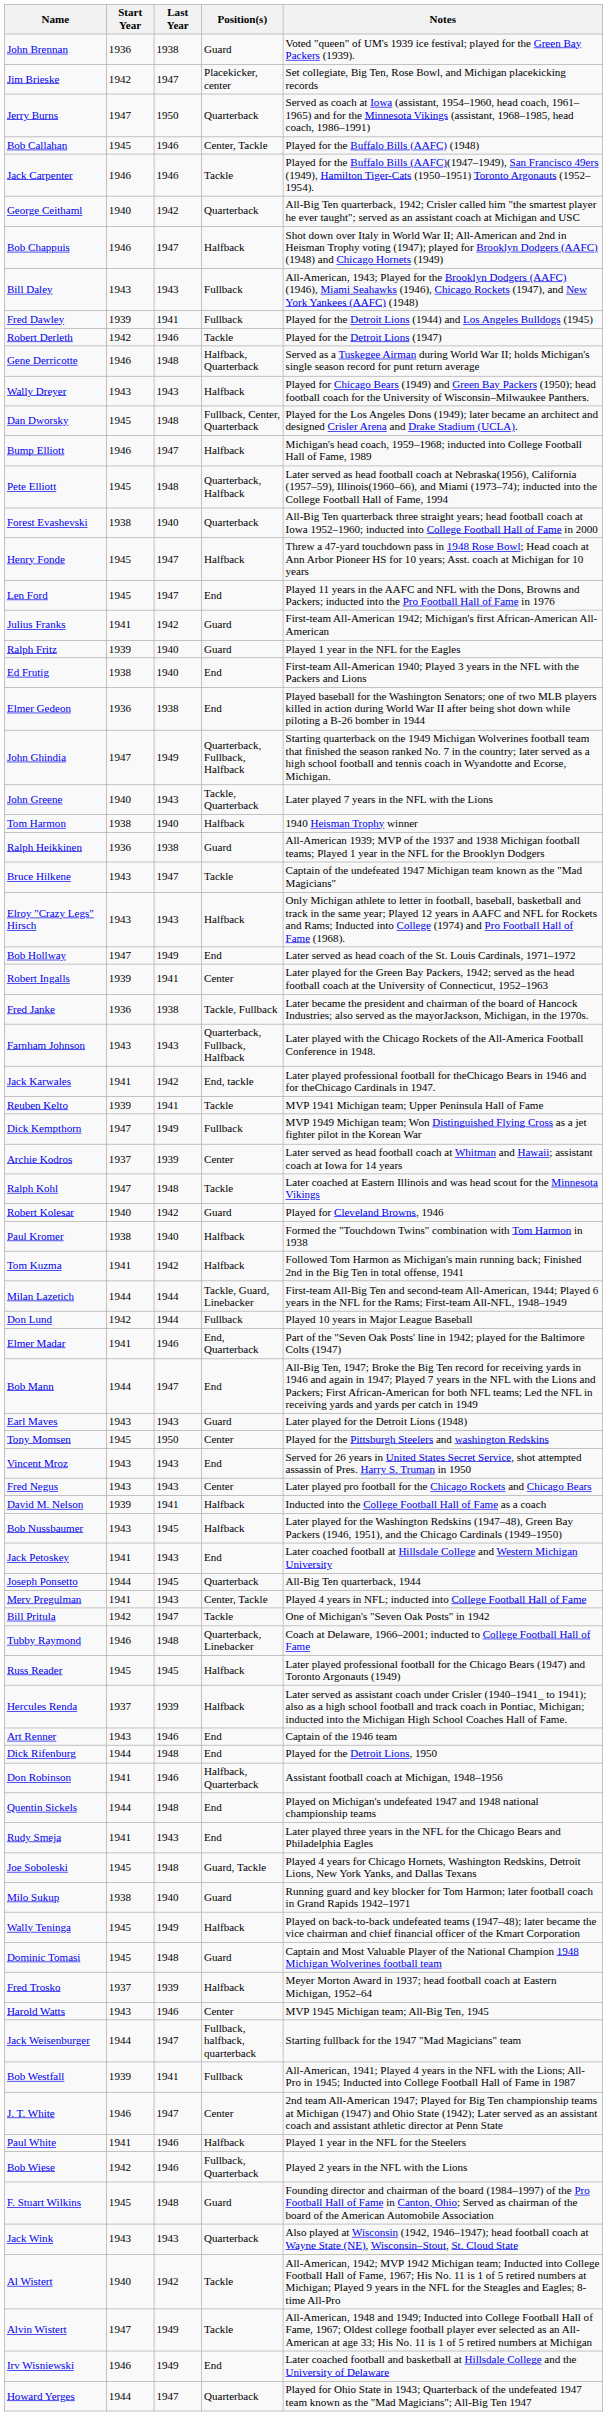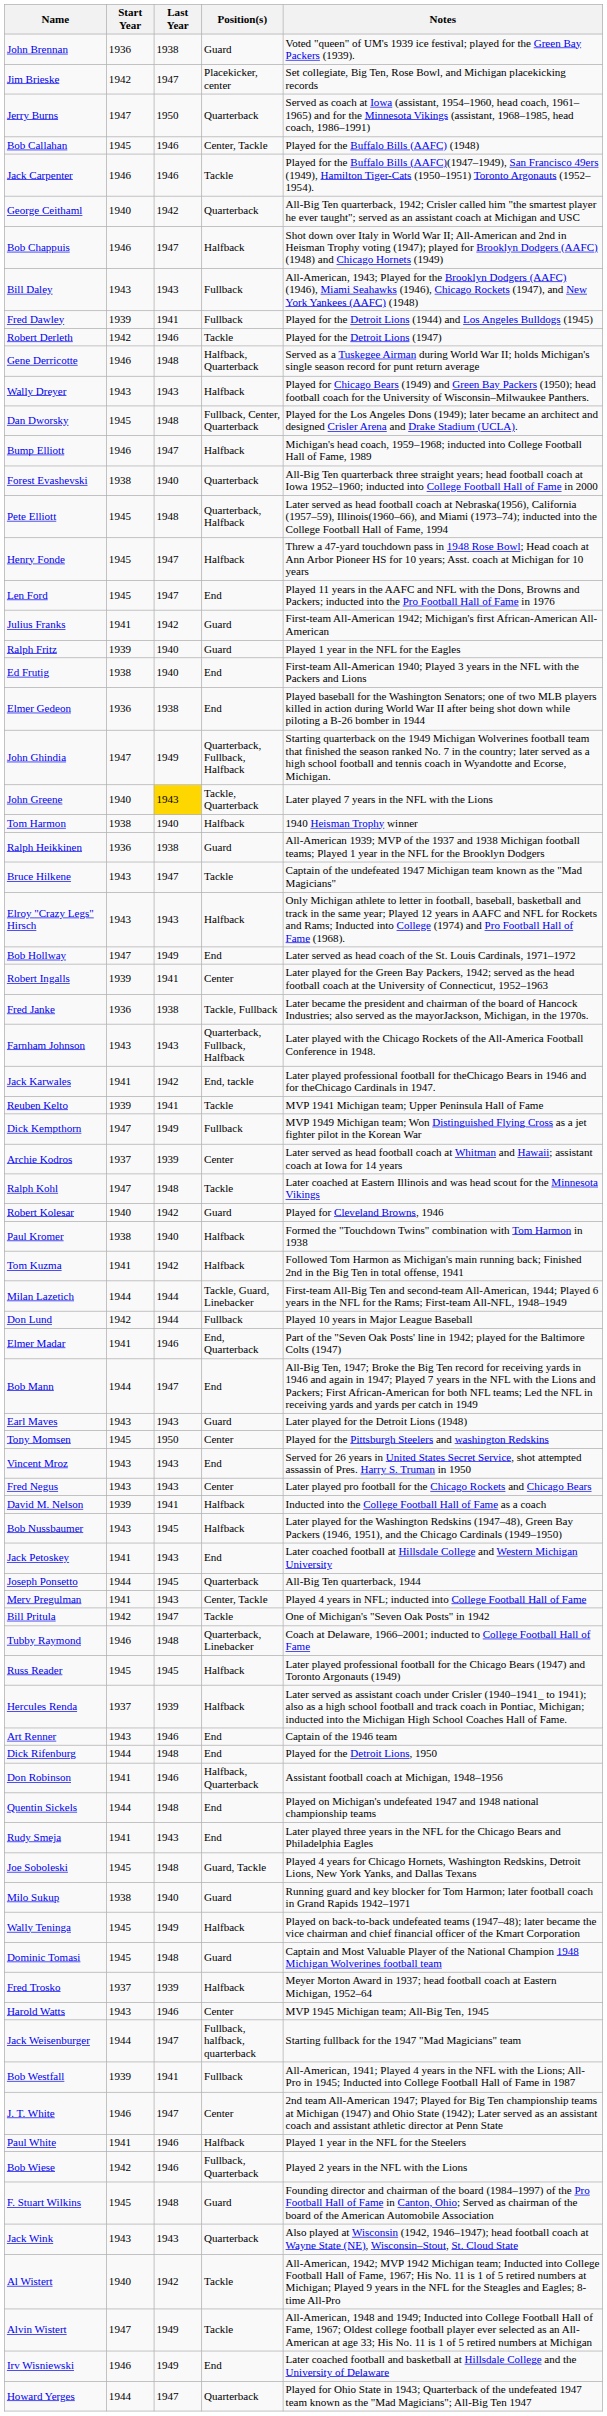rows swapped: (32, 487) <-> (47, 523)
(167, 799) no background -> (167, 799) gold background
